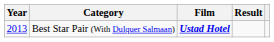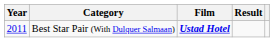(17, 28) 2013 -> (17, 28) 2011
